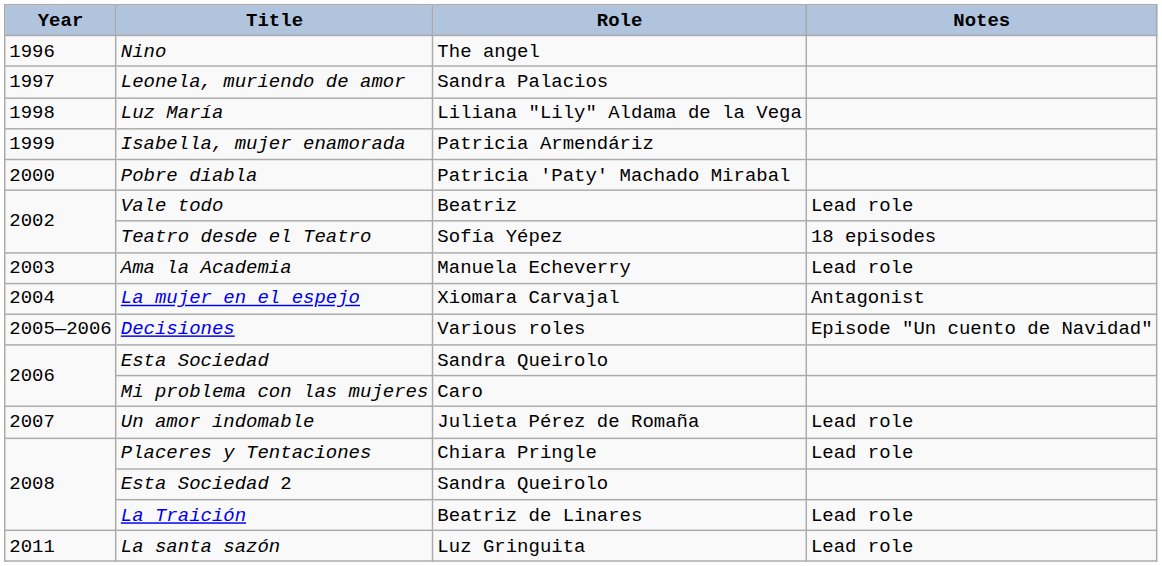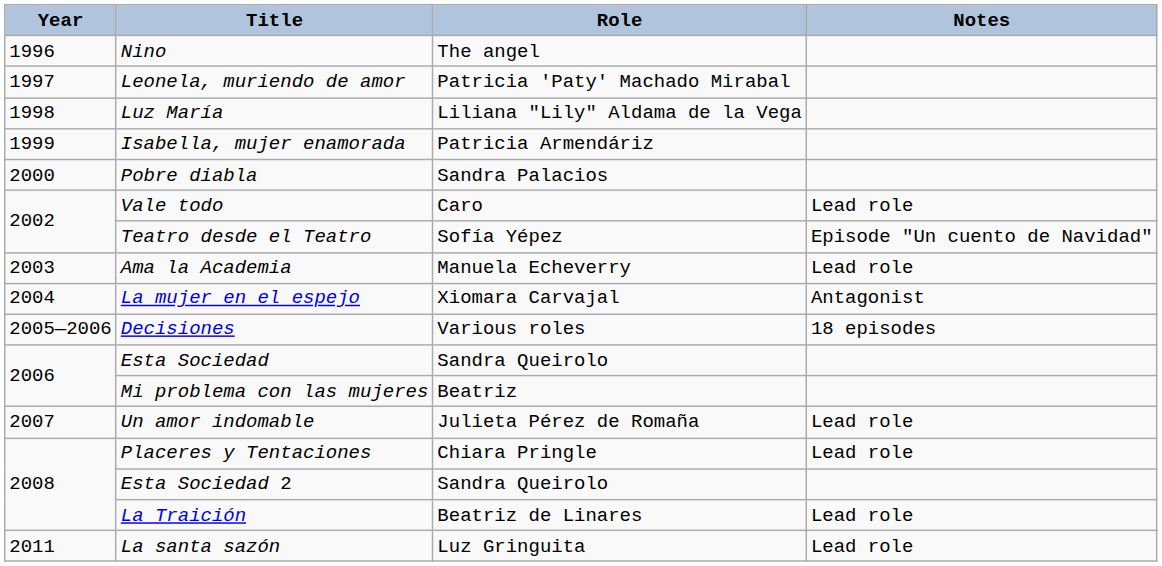(523, 82) Sandra Palacios -> (614, 82) Patricia 'Paty' Machado Mirabal
(614, 175) Patricia 'Paty' Machado Mirabal -> (523, 175) Sandra Palacios
(477, 206) Beatriz -> (460, 206) Caro
(874, 237) 18 episodes -> (982, 237) Episode "Un cuento de Navidad"
(982, 330) Episode "Un cuento de Navidad" -> (874, 330) 18 episodes
(460, 391) Caro -> (477, 391) Beatriz
